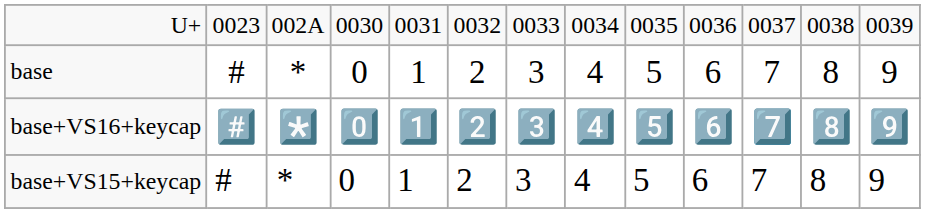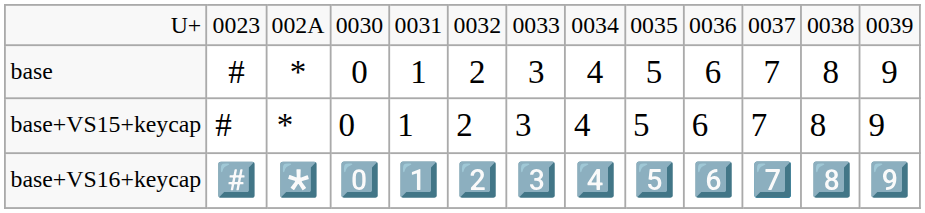rows swapped: (106, 180) <-> (106, 126)
